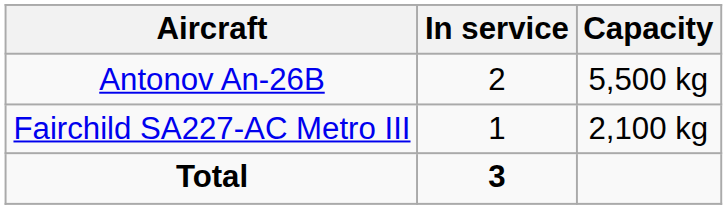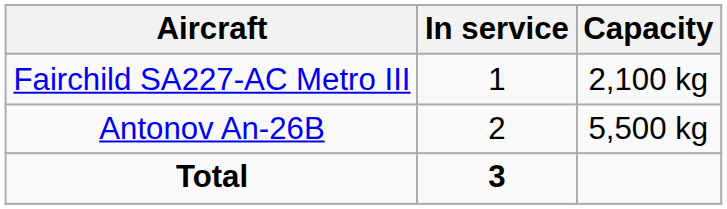rows swapped: (212, 78) <-> (212, 128)
